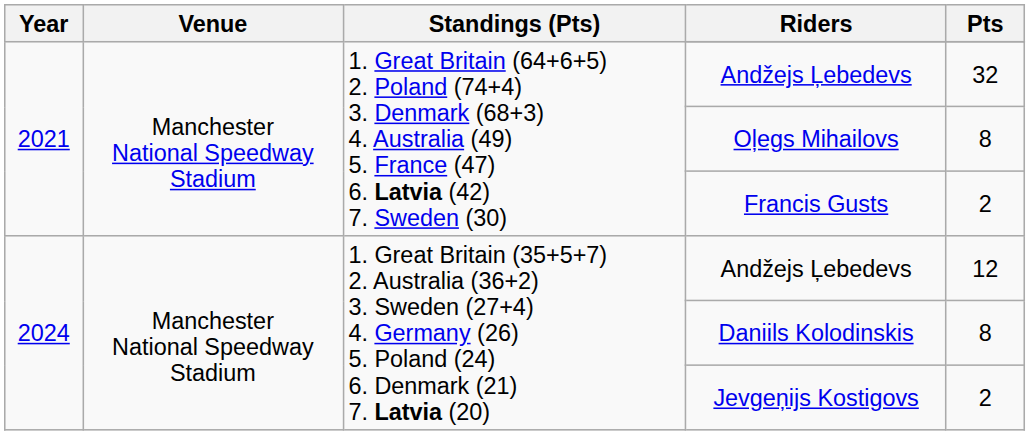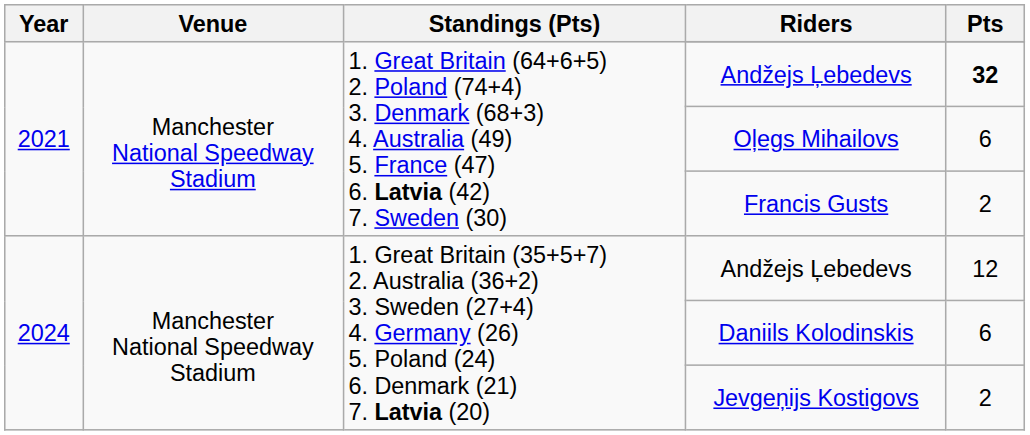(985, 74) normal -> (985, 74) bold
(985, 139) 8 -> (985, 139) 6
(985, 333) 8 -> (985, 333) 6
